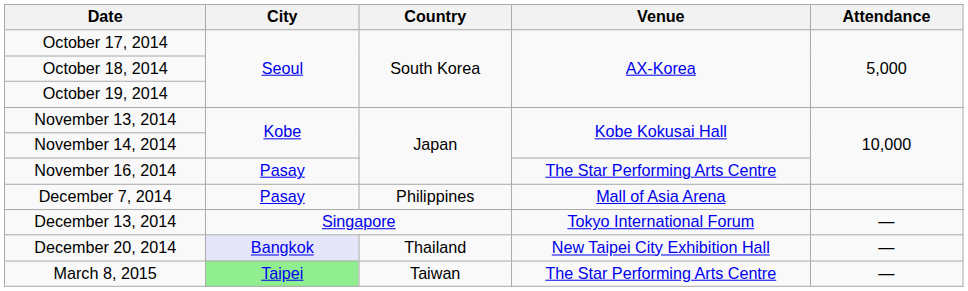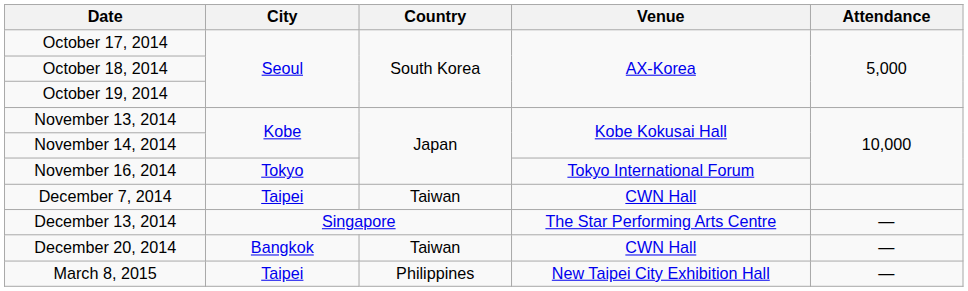(282, 171) Pasay -> (282, 171) Tokyo
(661, 171) The Star Performing Arts Centre -> (661, 171) Tokyo International Forum
(282, 196) Pasay -> (282, 196) Taipei
(435, 196) Philippines -> (435, 196) Taiwan
(661, 196) Mall of Asia Arena -> (661, 196) CWN Hall
(661, 222) Tokyo International Forum -> (661, 222) The Star Performing Arts Centre
(282, 247) lavender background -> (282, 247) no background
(435, 247) Thailand -> (435, 247) Taiwan
(661, 247) New Taipei City Exhibition Hall -> (661, 247) CWN Hall
(282, 273) lightgreen background -> (282, 273) no background
(435, 273) Taiwan -> (435, 273) Philippines
(661, 273) The Star Performing Arts Centre -> (661, 273) New Taipei City Exhibition Hall
